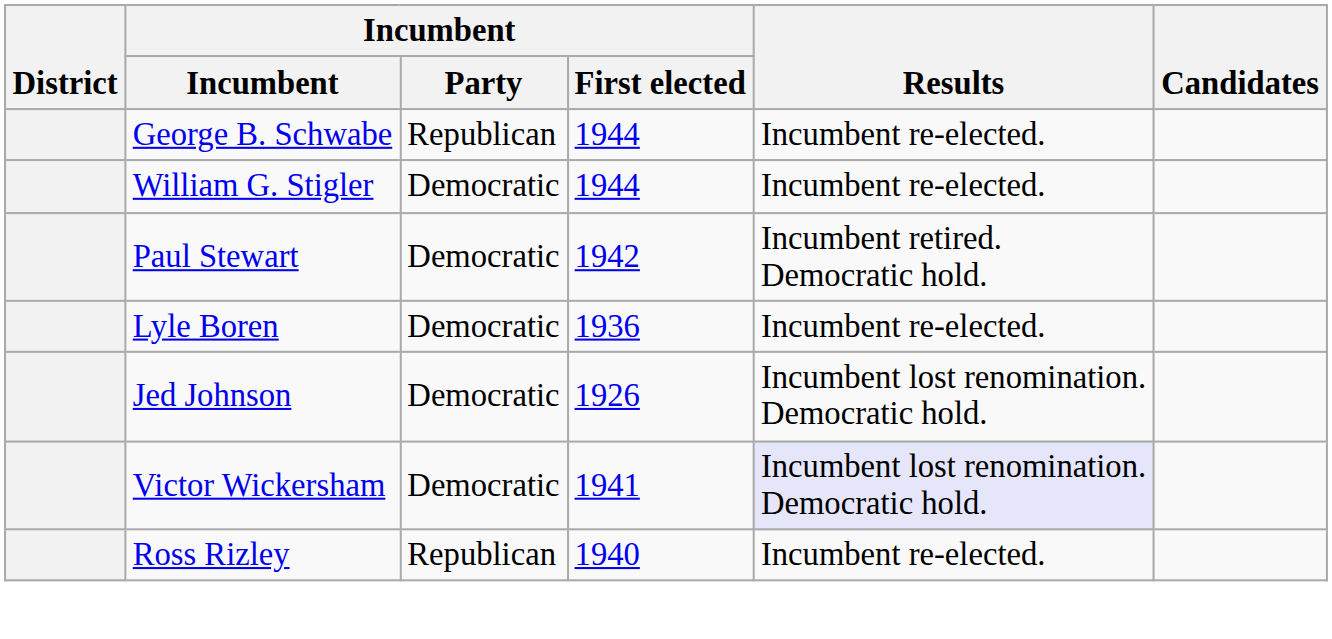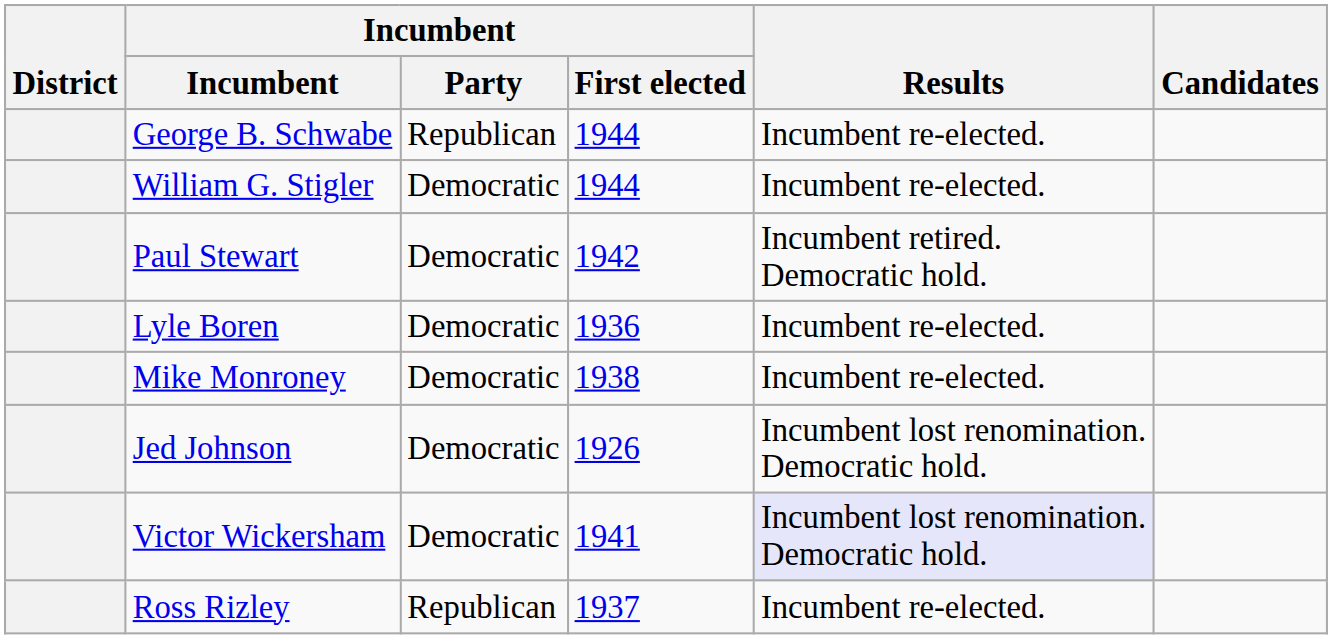+ row: (239, 377)
(607, 554) 1940 -> (607, 606) 1937
